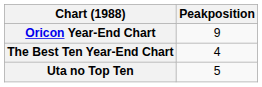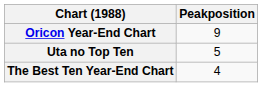rows swapped: (90, 52) <-> (90, 71)
